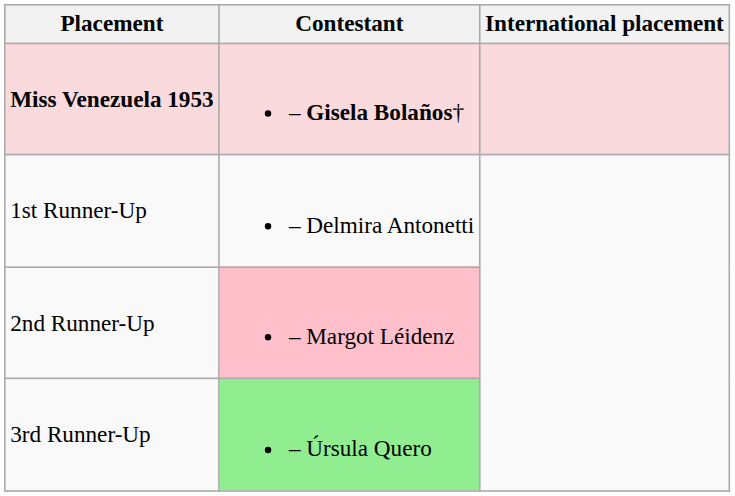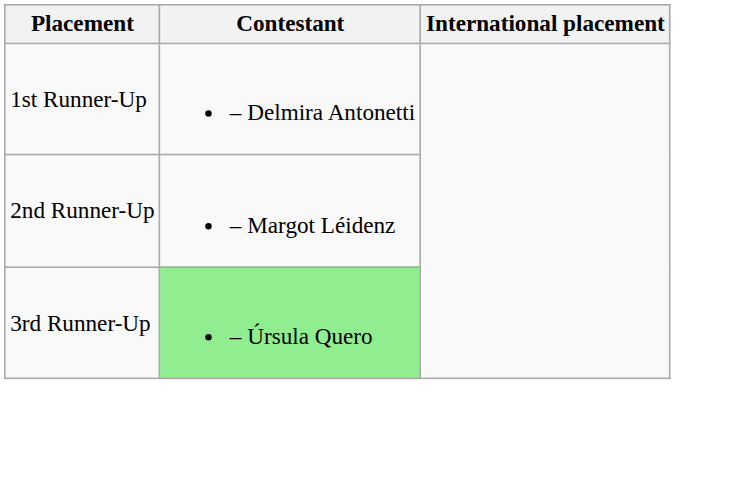- row: (112, 99)
(349, 337) pink background -> (290, 225) no background
